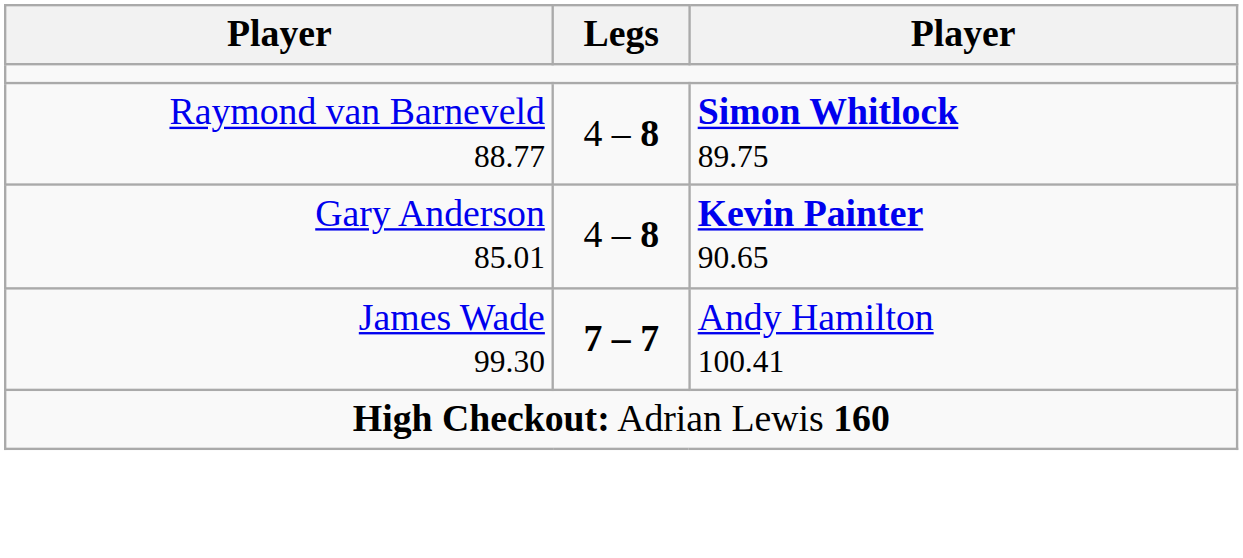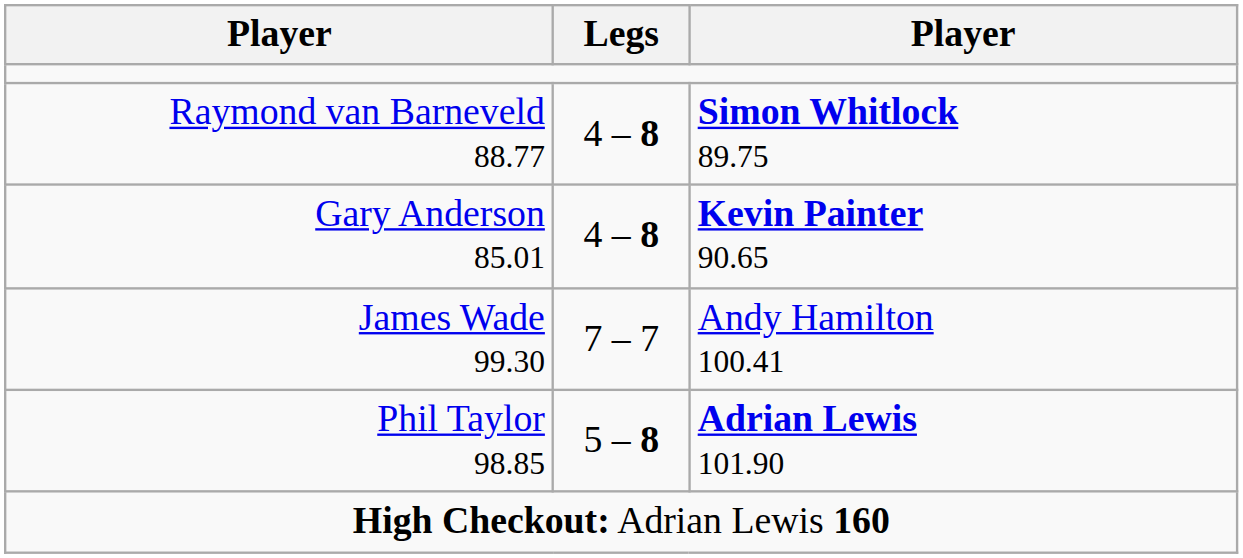(621, 337) bold -> (621, 337) normal
+ row: (461, 440)
